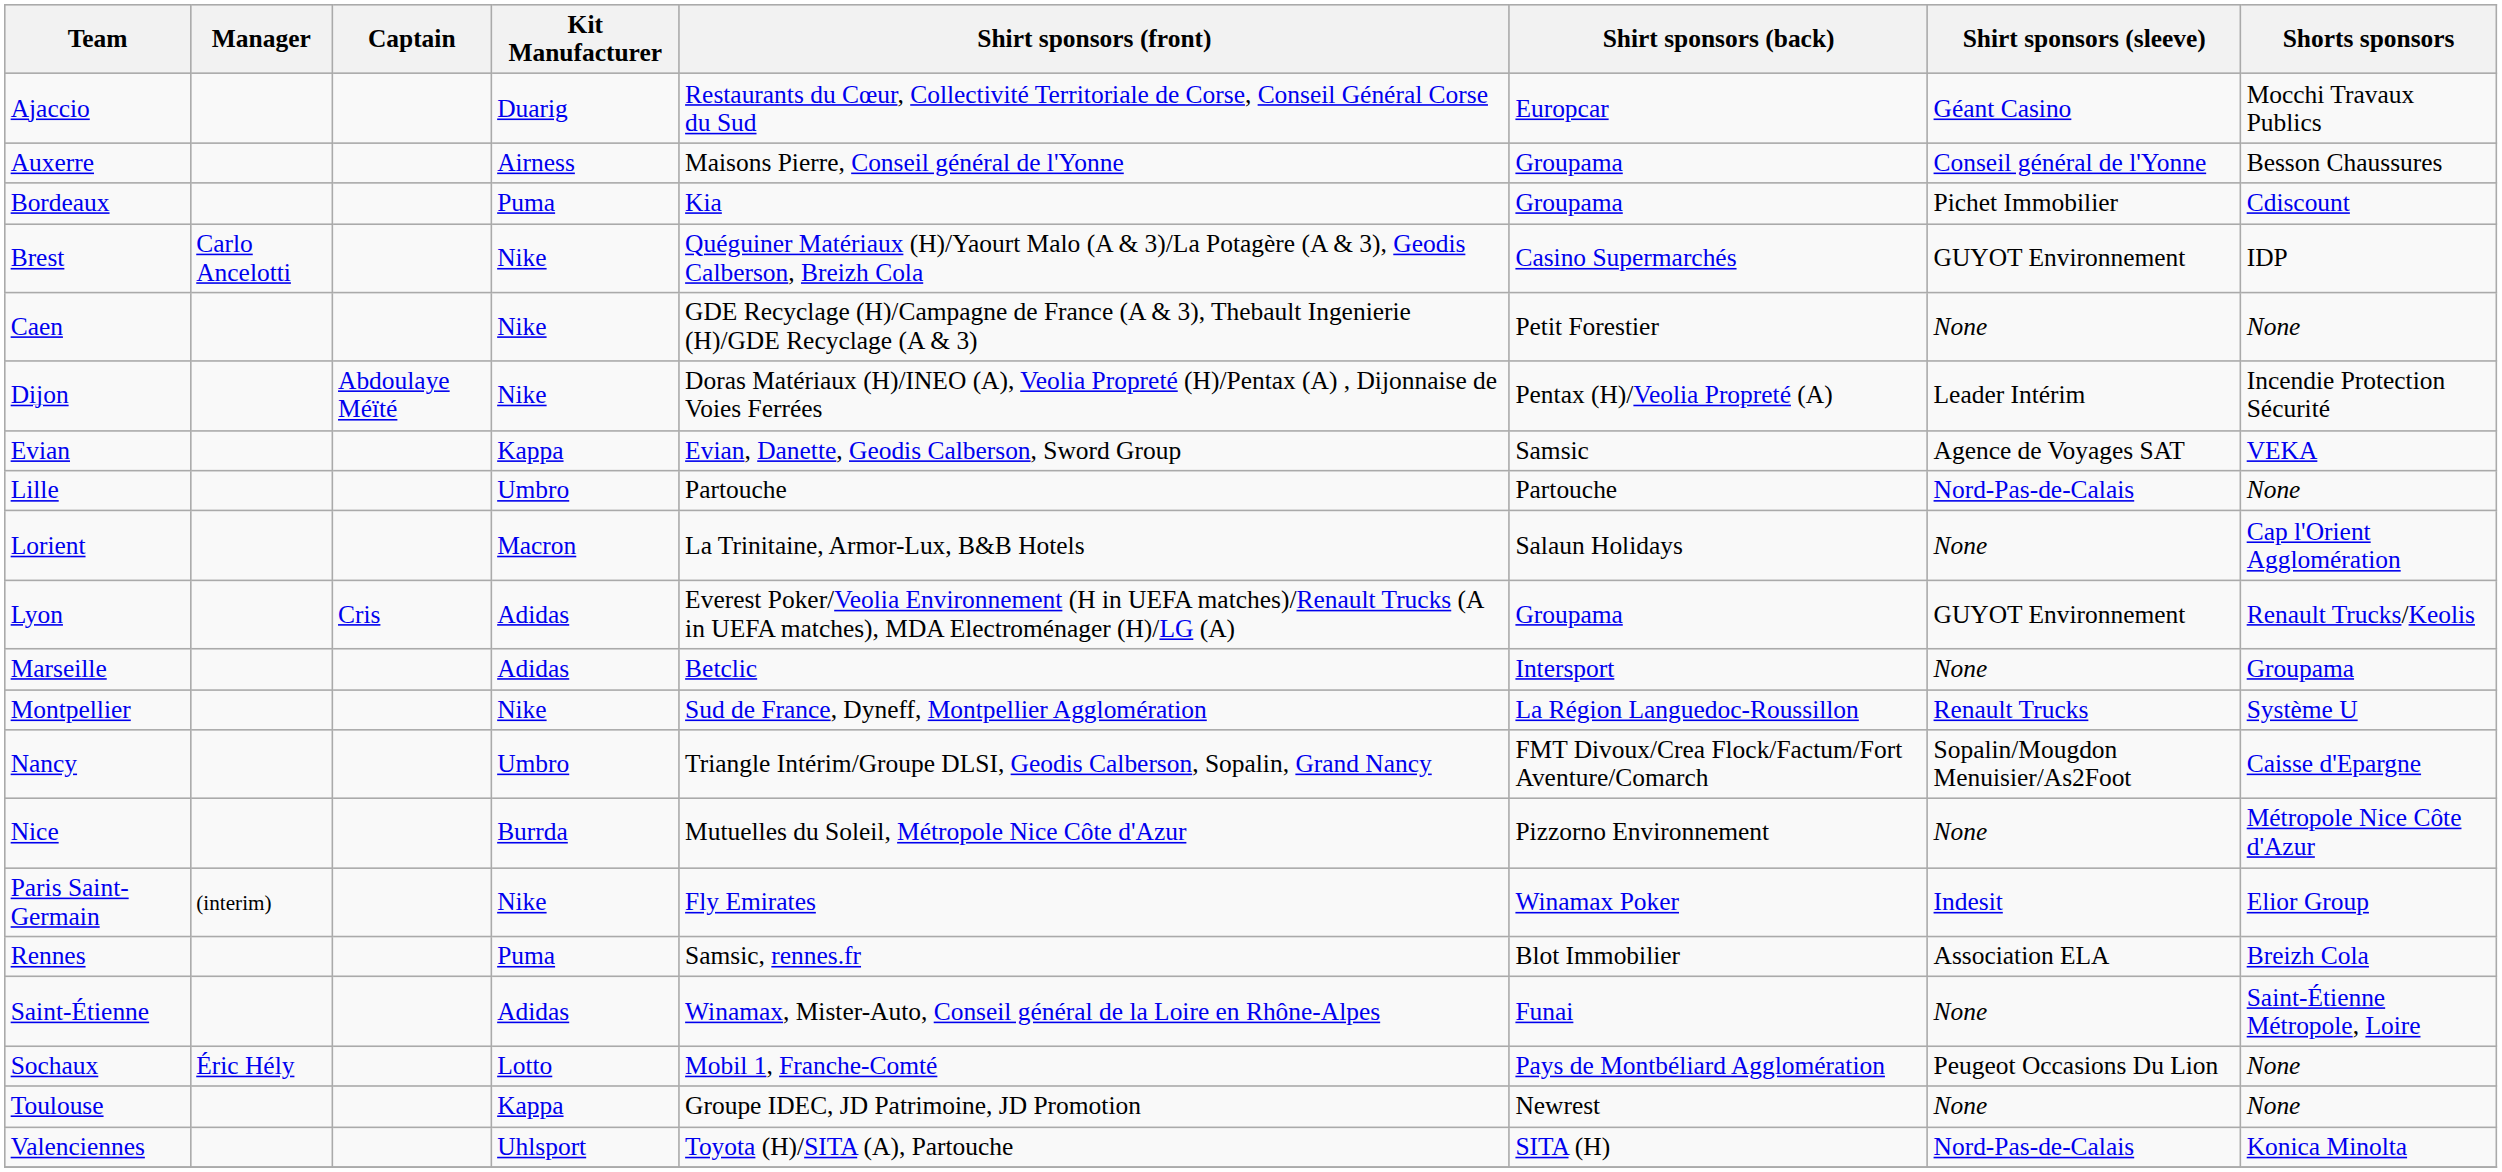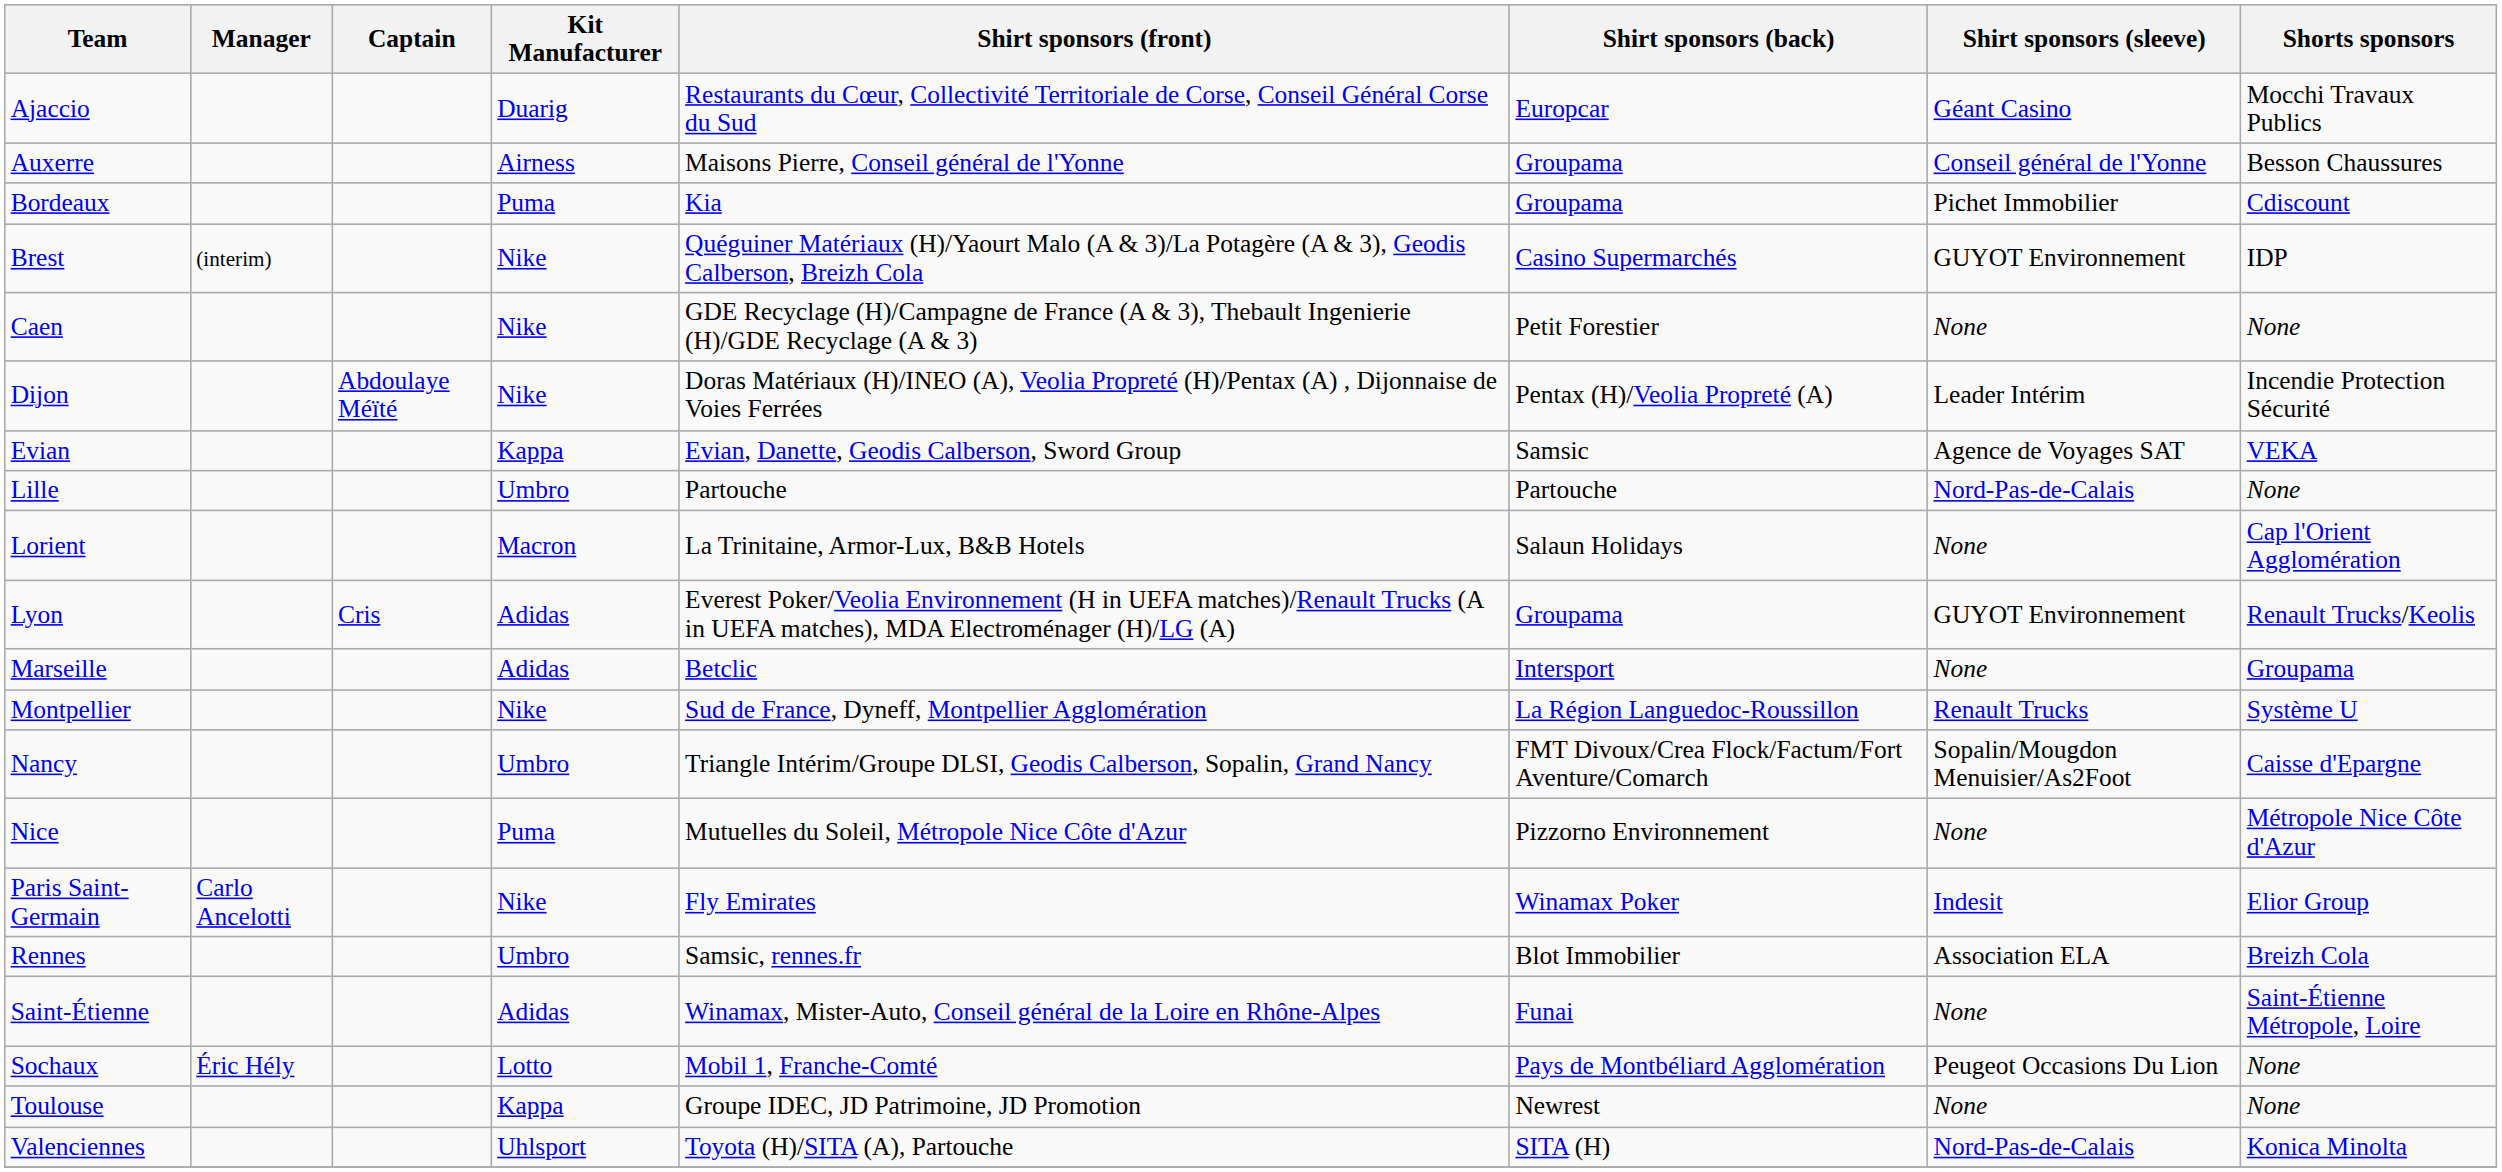(244, 257) Carlo Ancelotti -> (234, 259) (interim)
(532, 832) Burrda -> (526, 832) Puma
(234, 903) (interim) -> (244, 901) Carlo Ancelotti
(526, 956) Puma -> (533, 956) Umbro
